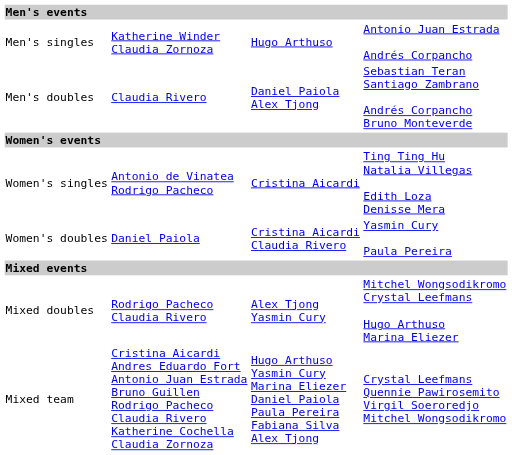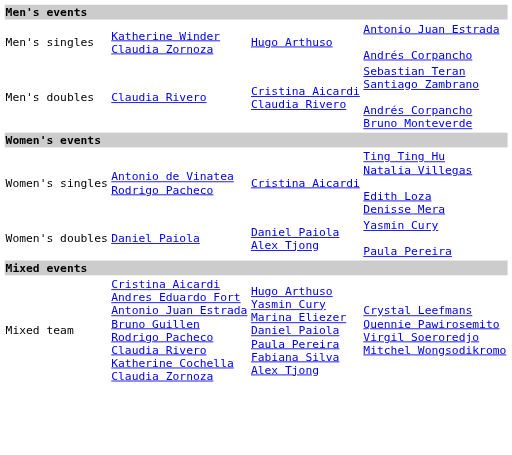(295, 97) Daniel Paiola Alex Tjong -> (305, 97) Cristina Aicardi Claudia Rivero
(305, 238) Cristina Aicardi Claudia Rivero -> (295, 238) Daniel Paiola Alex Tjong
- row: (50, 311)
